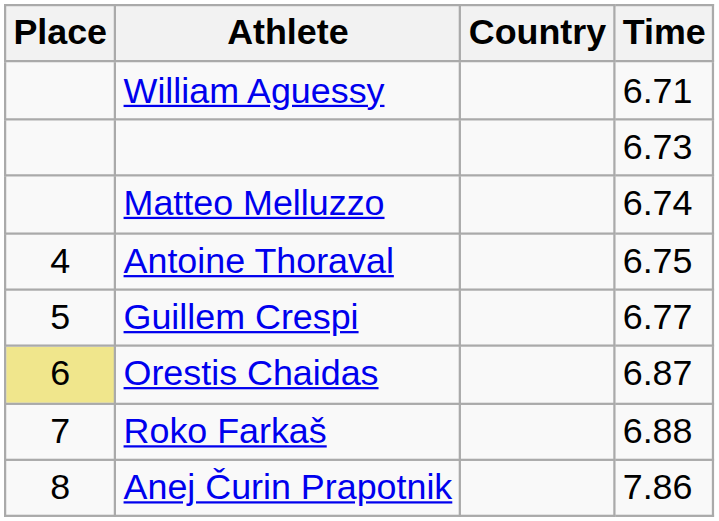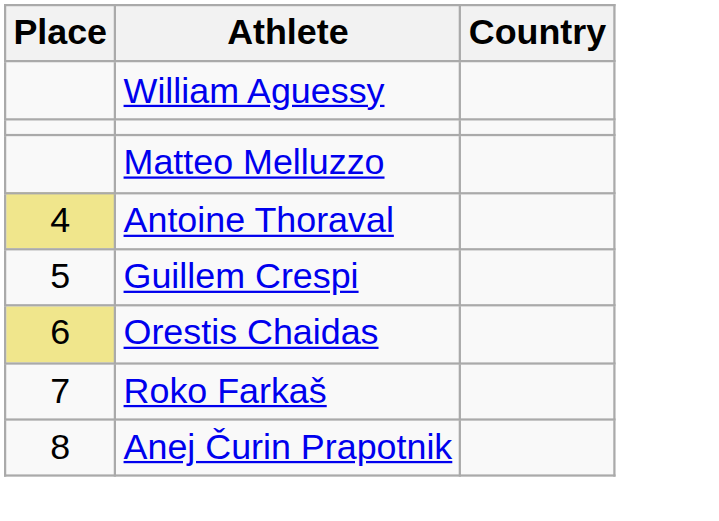- column: (664, 32)
(60, 260) no background -> (60, 219) khaki background
